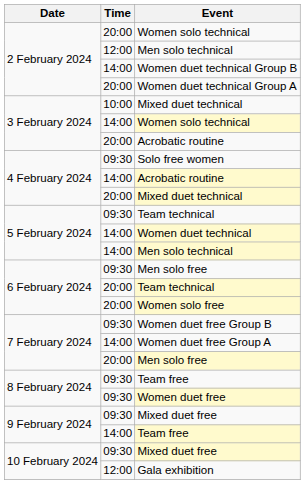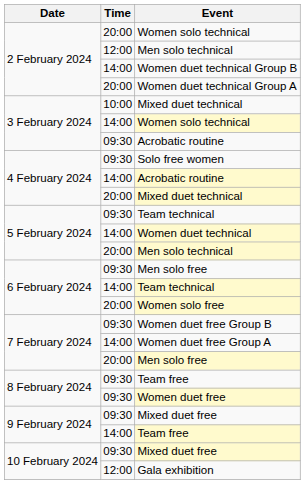(118, 141) 20:00 -> (118, 141) 09:30
(118, 251) 14:00 -> (118, 251) 20:00
(118, 287) 20:00 -> (118, 287) 14:00
